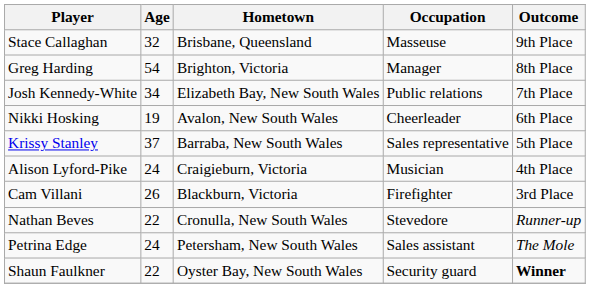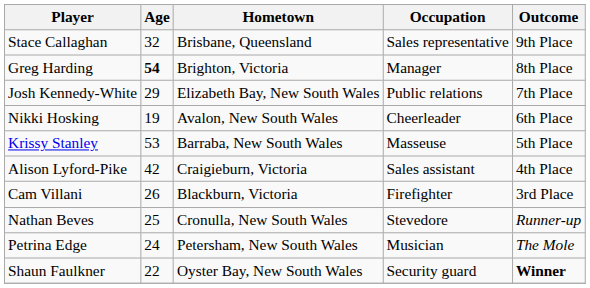(416, 42) Masseuse -> (448, 42) Sales representative
(152, 67) normal -> (152, 67) bold
(152, 93) 34 -> (152, 93) 29
(152, 143) 37 -> (152, 143) 53
(448, 143) Sales representative -> (416, 143) Masseuse
(152, 169) 24 -> (152, 169) 42
(415, 169) Musician -> (431, 169) Sales assistant
(152, 219) 22 -> (152, 219) 25
(431, 245) Sales assistant -> (415, 245) Musician
